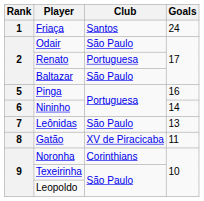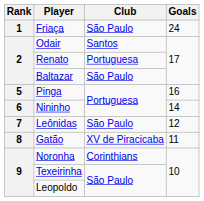(102, 28) Santos -> (110, 28) São Paulo
(110, 44) São Paulo -> (102, 44) Santos
(174, 124) 13 -> (174, 124) 12
